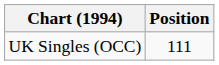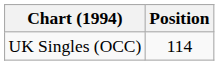(179, 45) 111 -> (179, 45) 114
